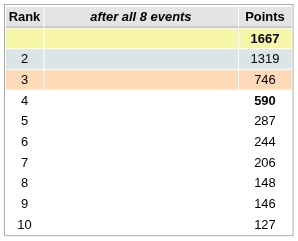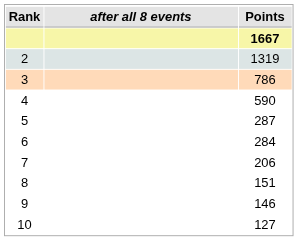(265, 80) 746 -> (265, 80) 786
(265, 100) bold -> (265, 100) normal
(265, 142) 244 -> (265, 142) 284
(265, 183) 148 -> (265, 183) 151
